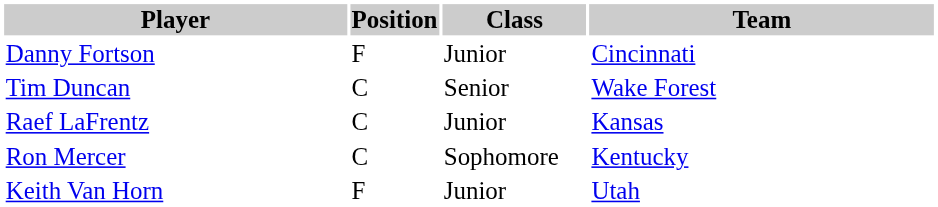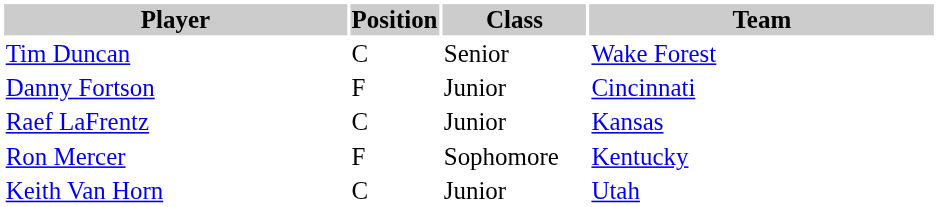rows swapped: (68, 88) <-> (80, 53)
(360, 156) C -> (358, 156) F
(358, 191) F -> (360, 191) C
